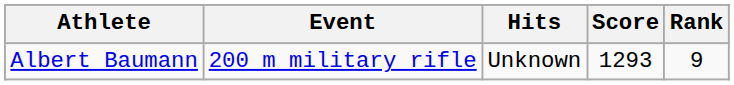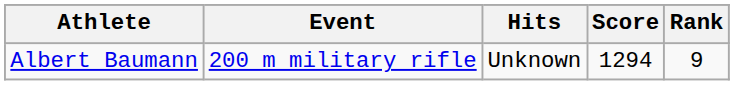(626, 61) 1293 -> (626, 61) 1294
